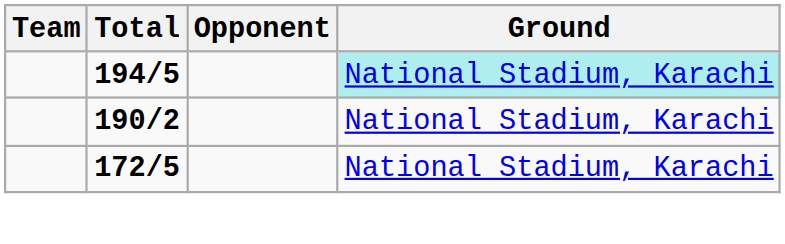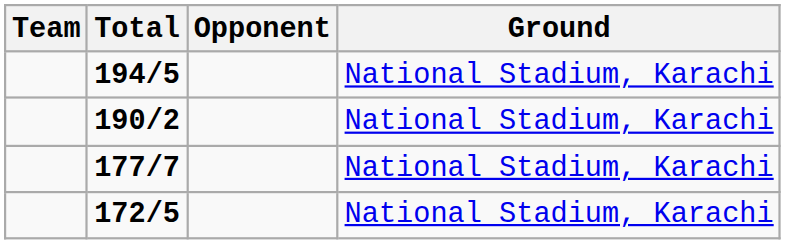(559, 75) paleturquoise background -> (559, 75) no background
+ row: (137, 168)
